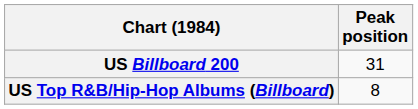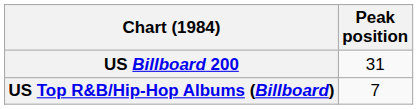(375, 90) 8 -> (375, 90) 7
